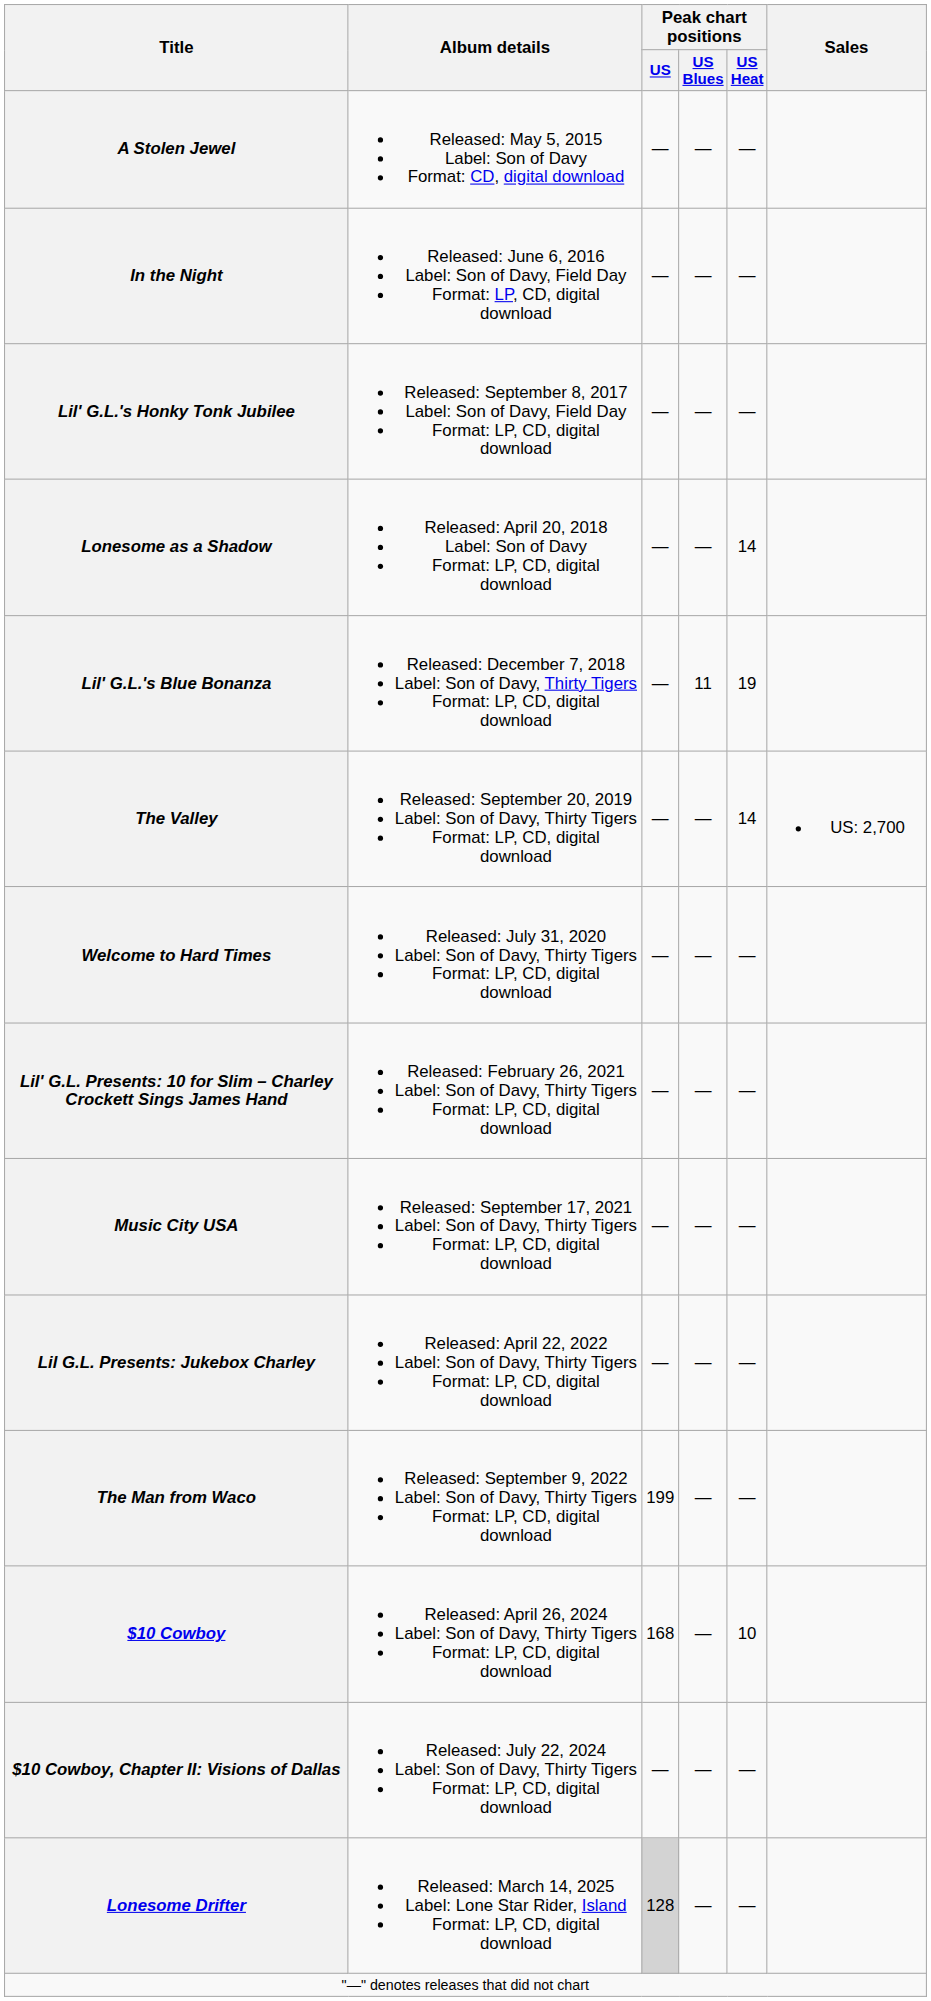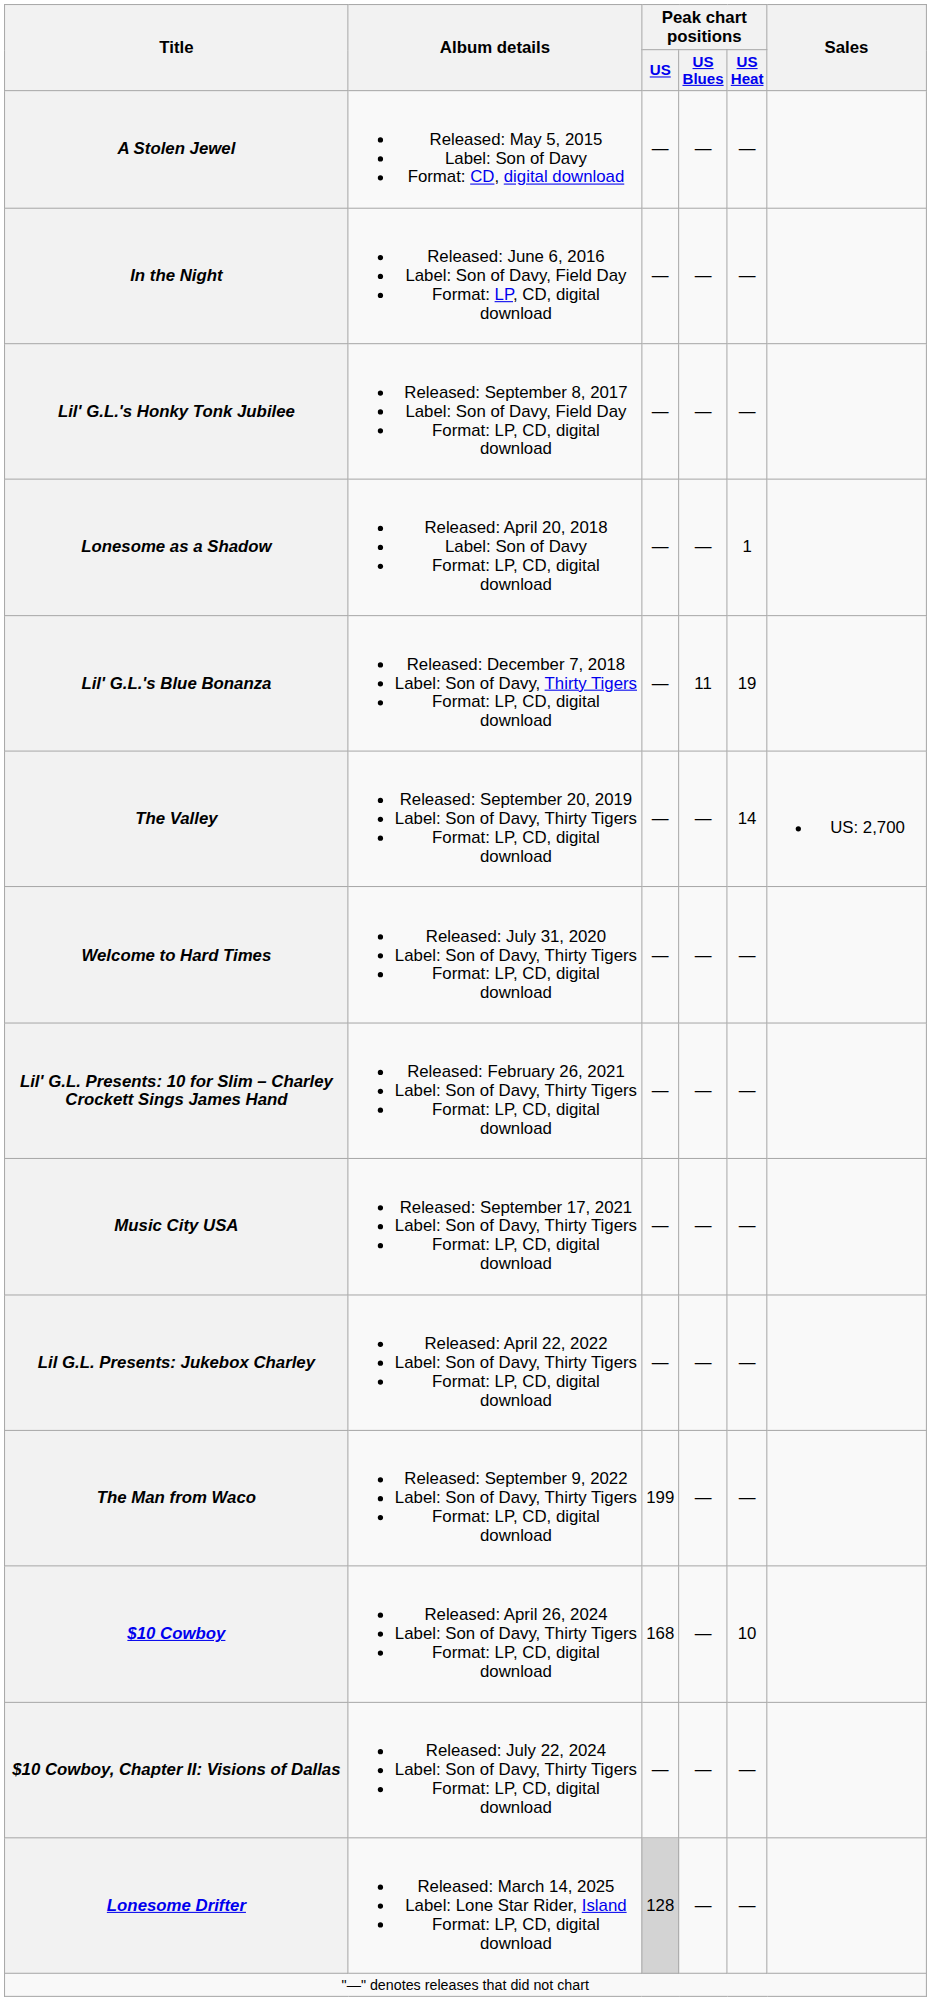(747, 547) 14 -> (747, 547) 1
